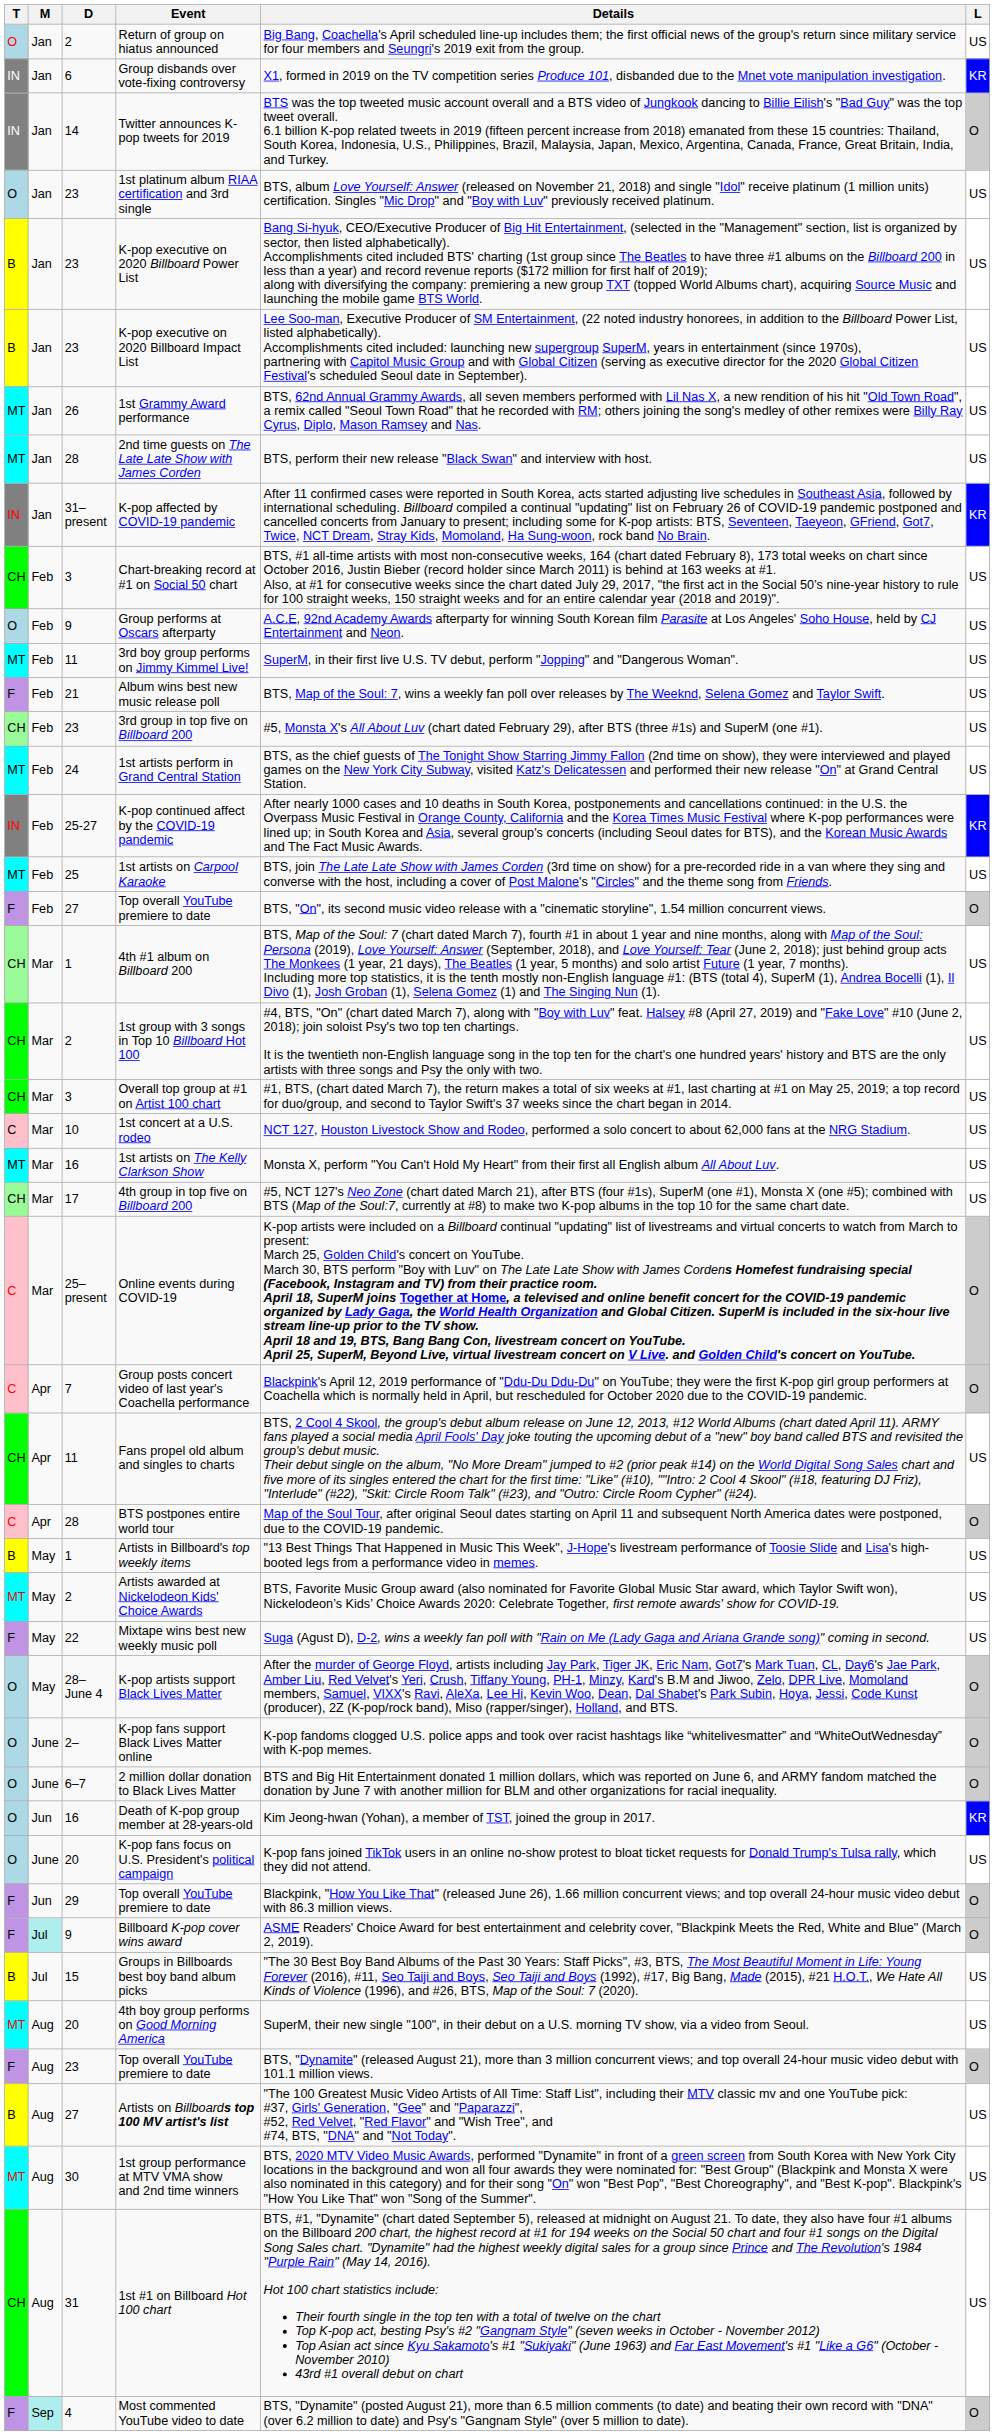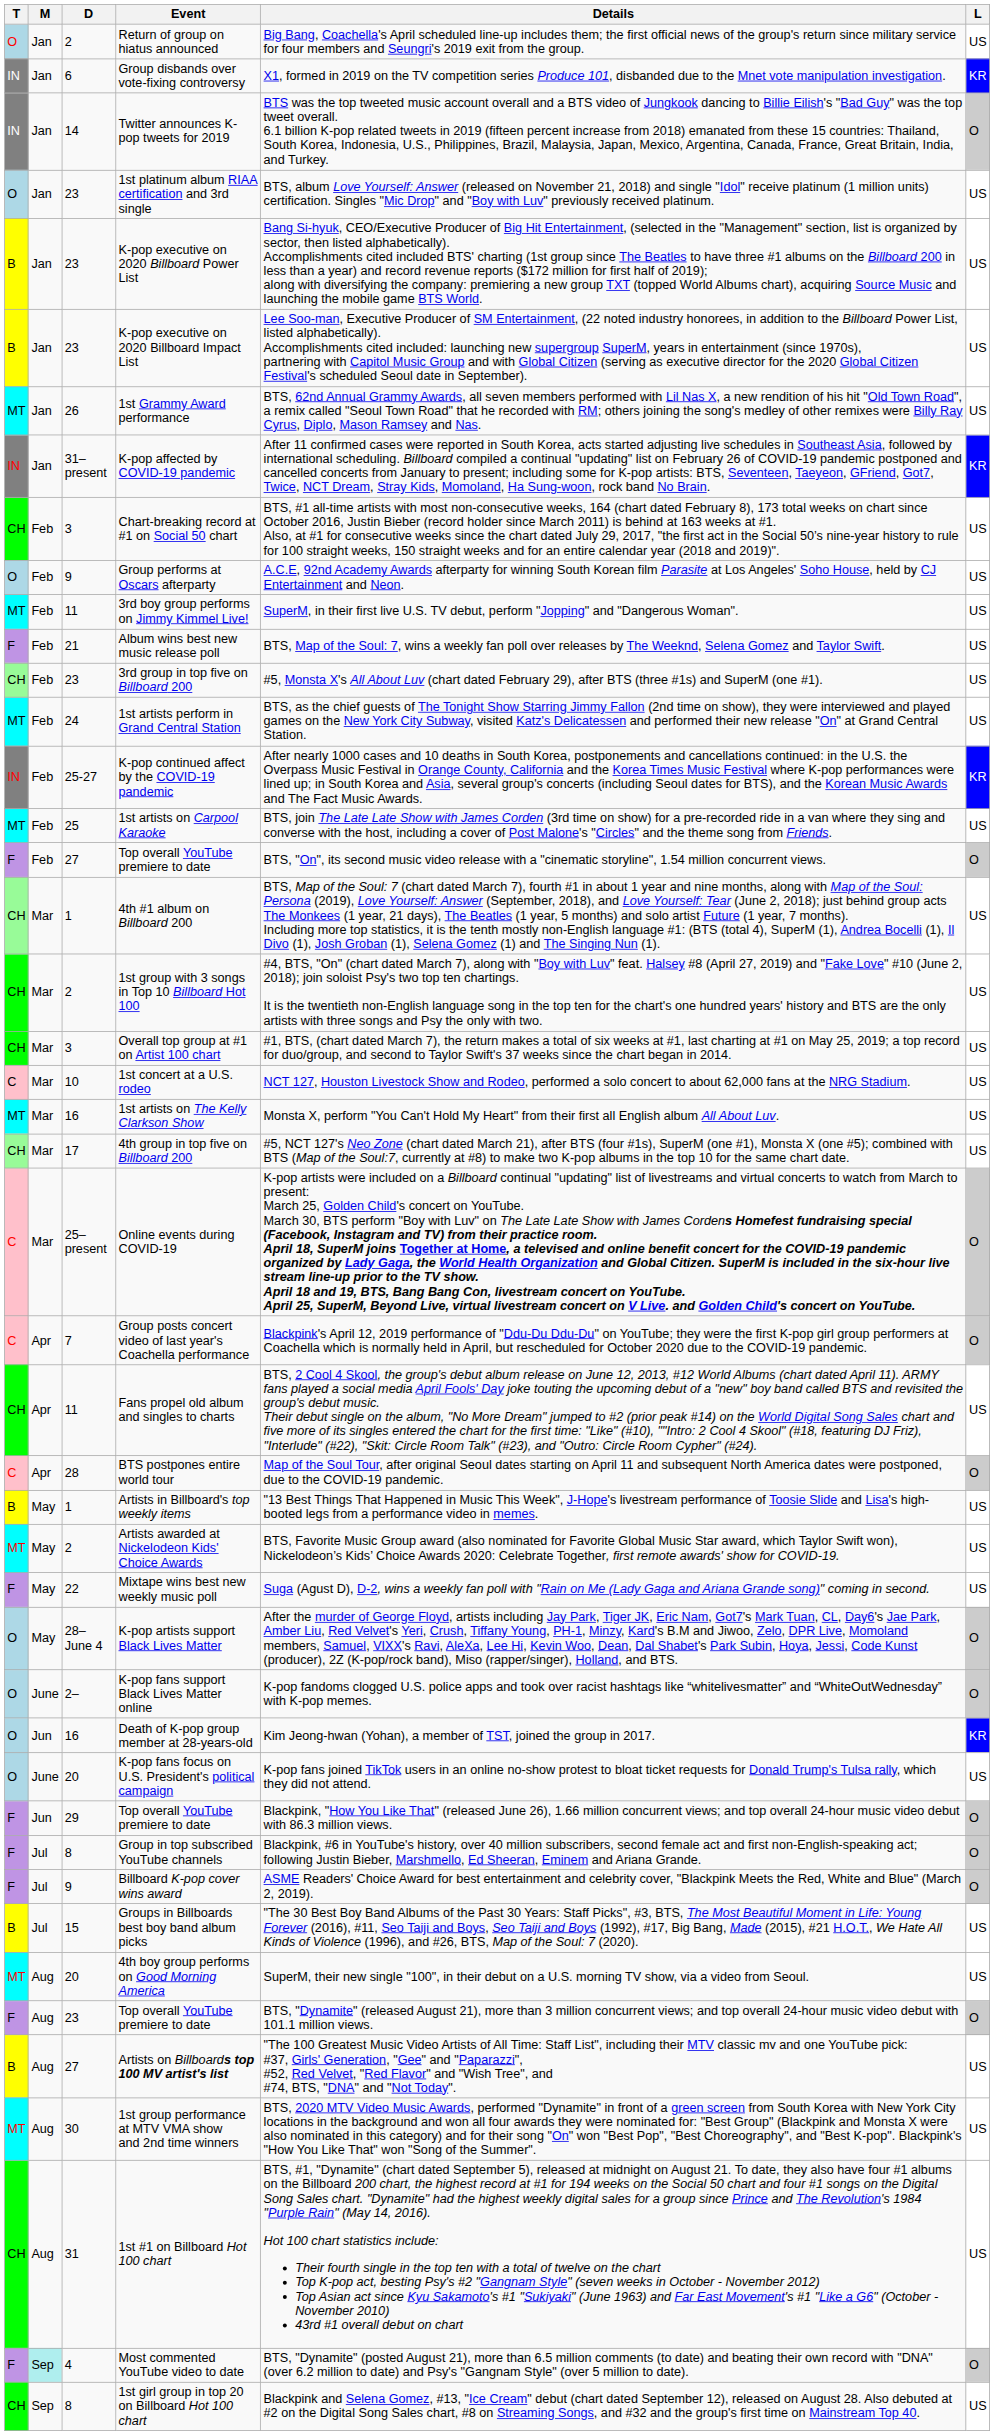- row: (72, 459)
- row: (75, 1783)
+ row: (68, 1852)
(39, 1935) paleturquoise background -> (39, 1886) no background
+ row: (68, 2406)
